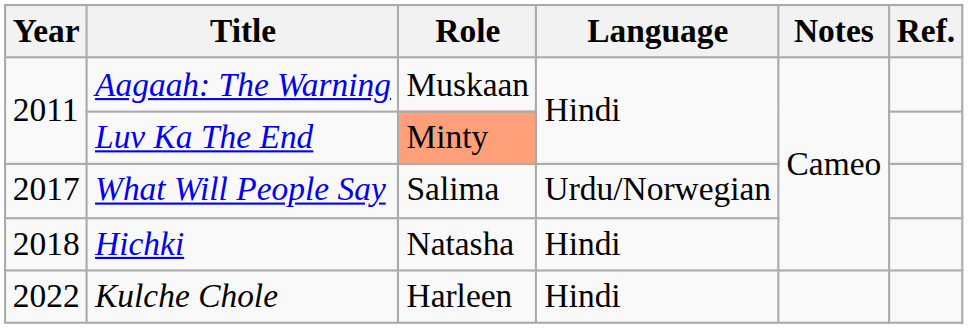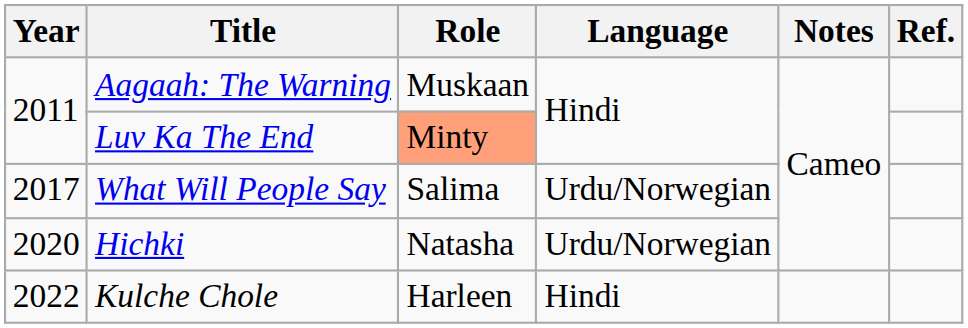(46, 243) 2018 -> (46, 243) 2020
(583, 243) Hindi -> (658, 243) Urdu/Norwegian
